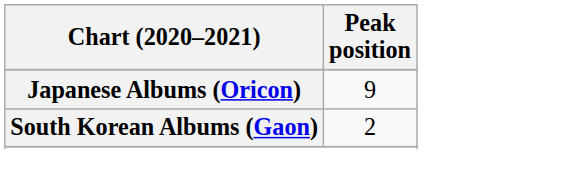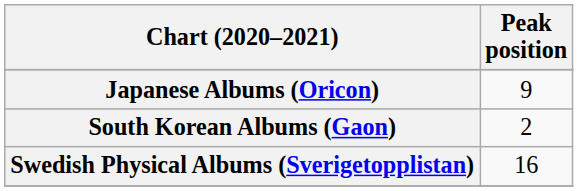+ row: (242, 165)
